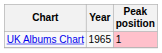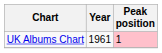(100, 39) 1965 -> (100, 39) 1961
